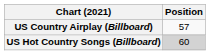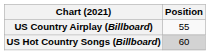(184, 27) 57 -> (184, 27) 55
